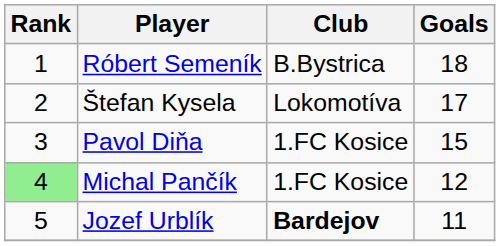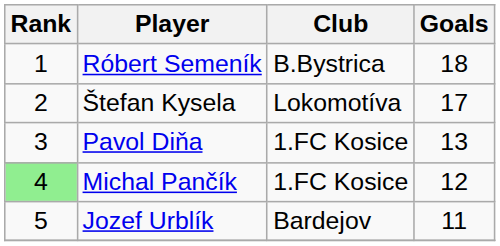(454, 142) 15 -> (454, 142) 13
(326, 220) bold -> (322, 220) normal
